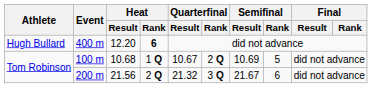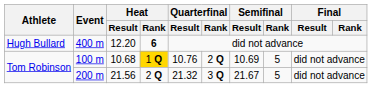(154, 60) no background -> (154, 60) gold background
(185, 60) 10.67 -> (185, 60) 10.76
(277, 76) 6 -> (277, 76) 5
